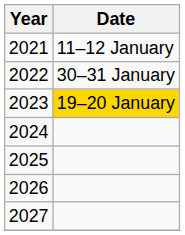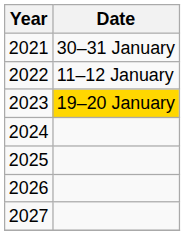(115, 47) 11–12 January -> (116, 47) 30–31 January
(116, 76) 30–31 January -> (115, 76) 11–12 January
